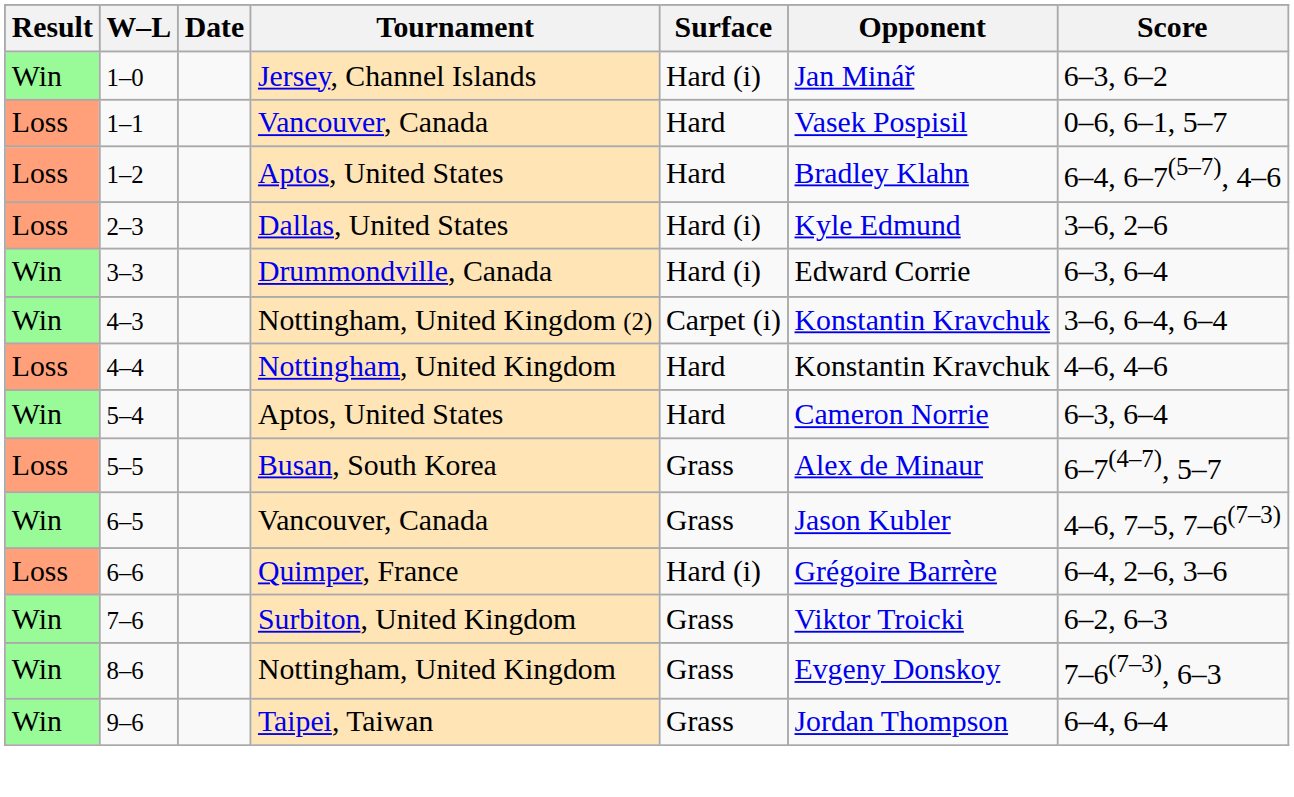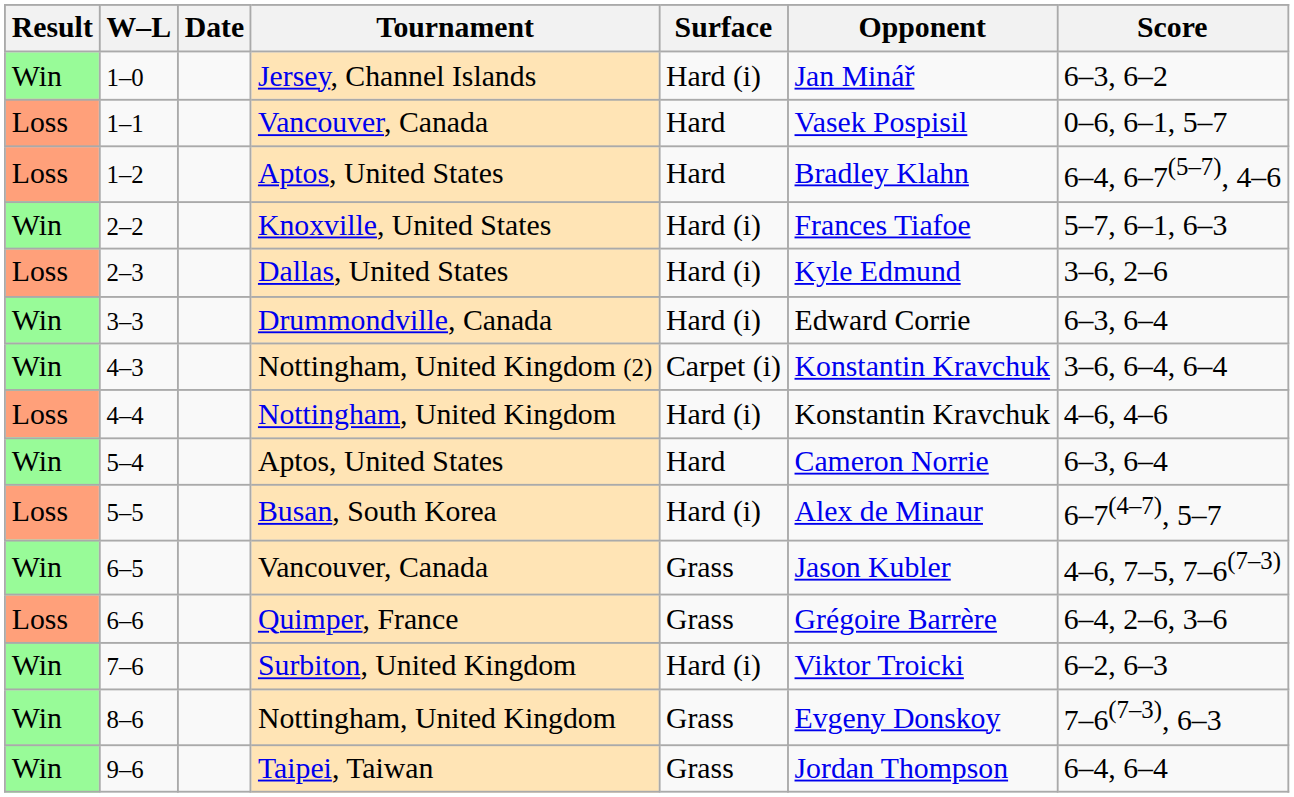+ row: (125, 226)
(696, 366) Hard -> (713, 413) Hard (i)
(700, 464) Grass -> (713, 512) Hard (i)
(713, 571) Hard (i) -> (700, 618) Grass
(700, 618) Grass -> (713, 665) Hard (i)
